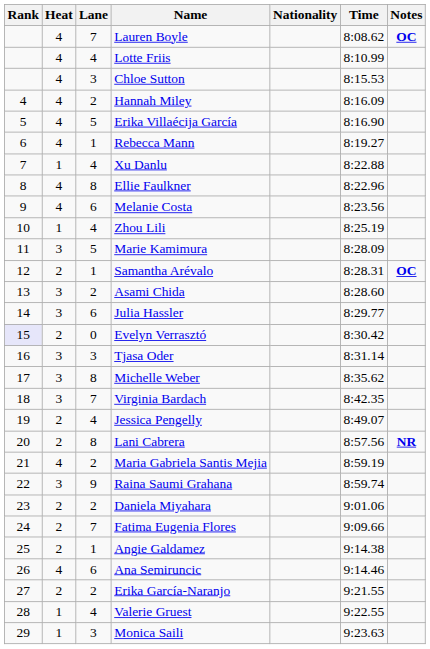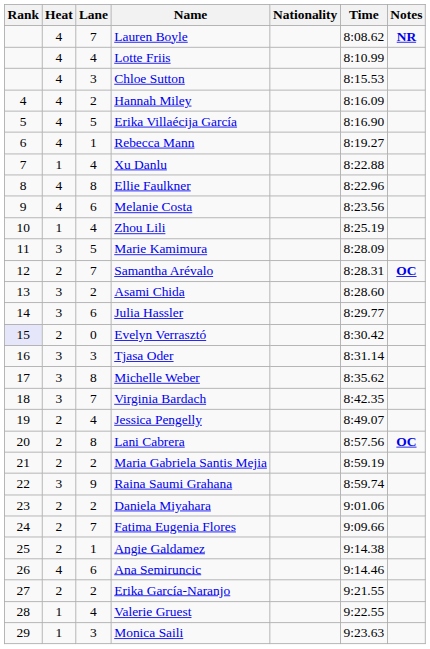(406, 36) OC -> (406, 36) NR
(93, 270) 1 -> (93, 270) 7
(406, 441) NR -> (406, 441) OC
(59, 462) 4 -> (59, 462) 2
